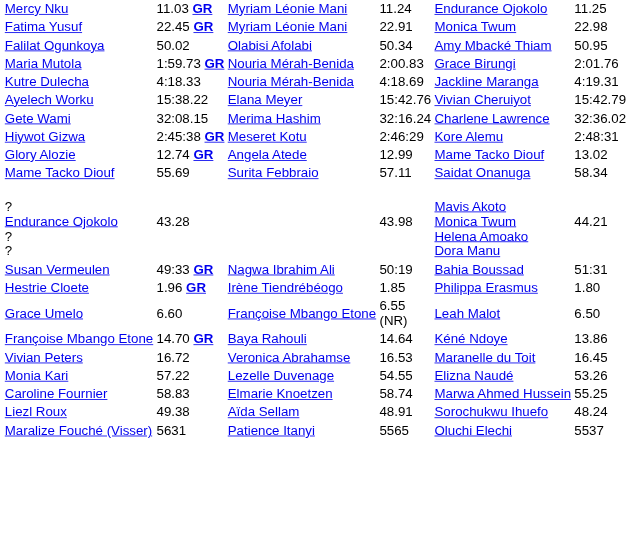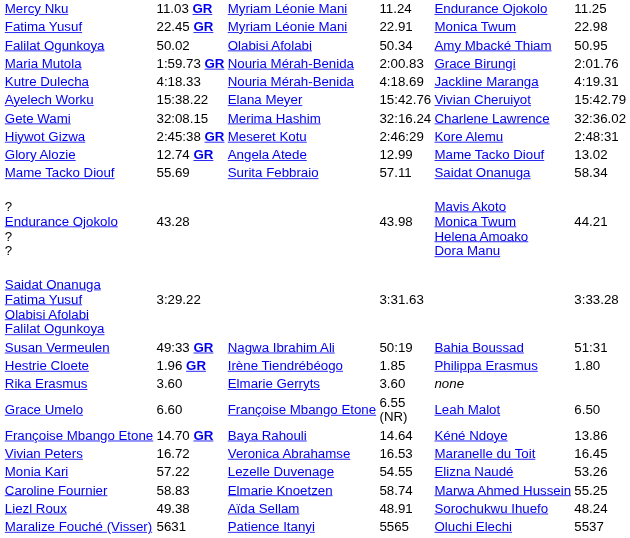+ row: (55, 307)
+ row: (46, 384)
